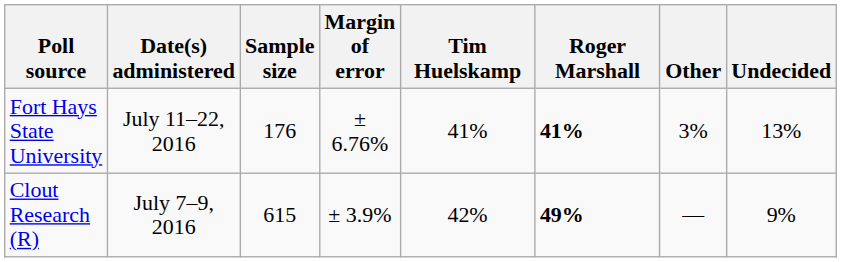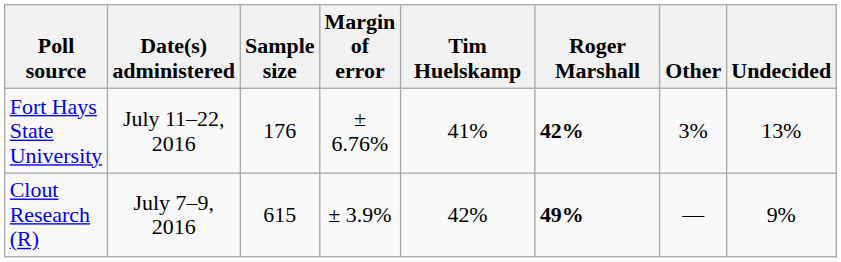(562, 130) 41% -> (562, 130) 42%
